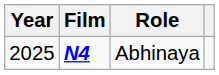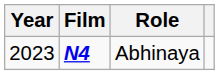(32, 52) 2025 -> (32, 52) 2023
